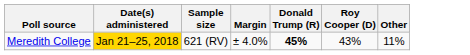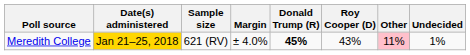+ column: (437, 24)
(394, 41) no background -> (394, 41) pink background
